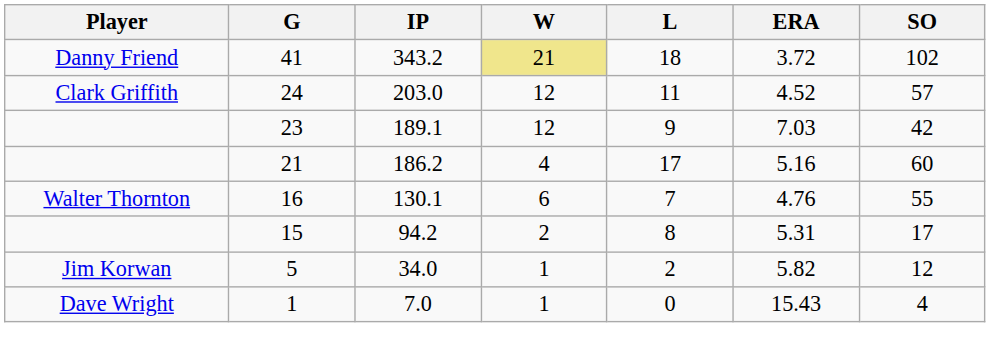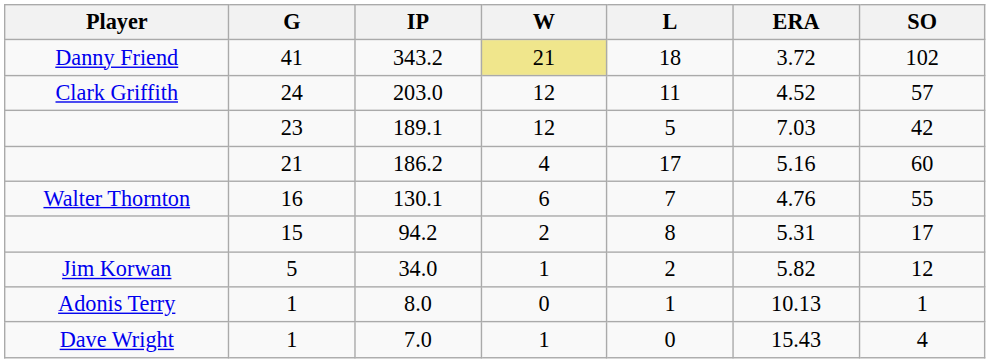(670, 127) 9 -> (670, 127) 5
+ row: (418, 304)
